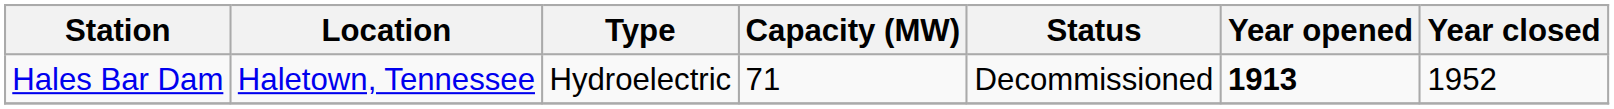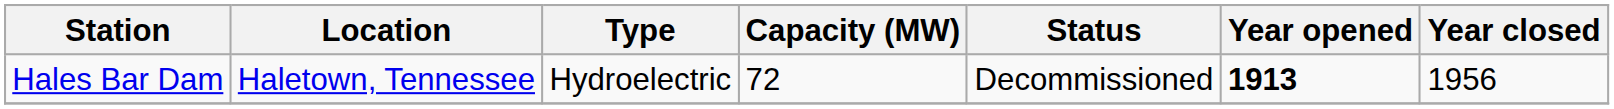(763, 79) 71 -> (763, 79) 72
(1462, 79) 1952 -> (1462, 79) 1956
